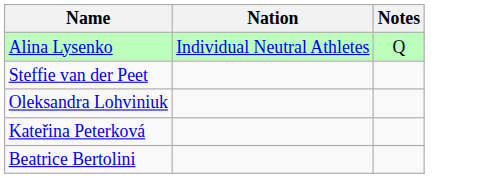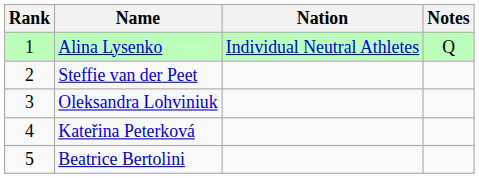+ column: (29, 18)
